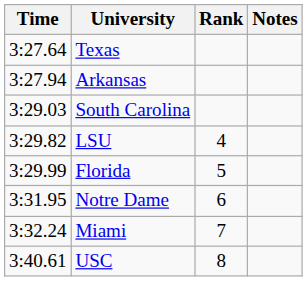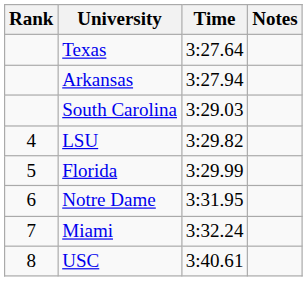columns swapped: (221, 19) <-> (38, 19)
